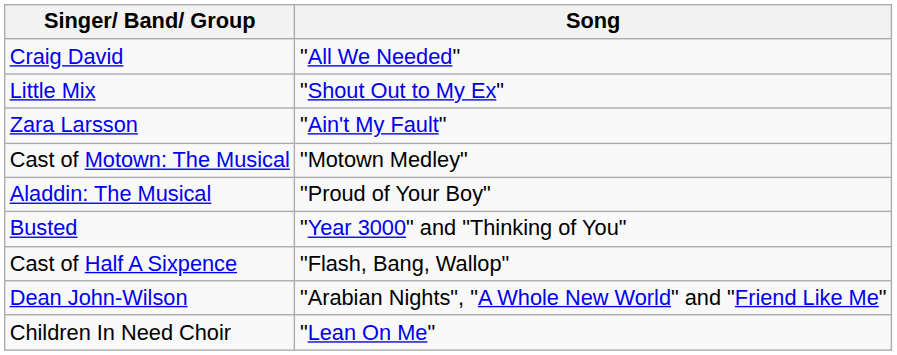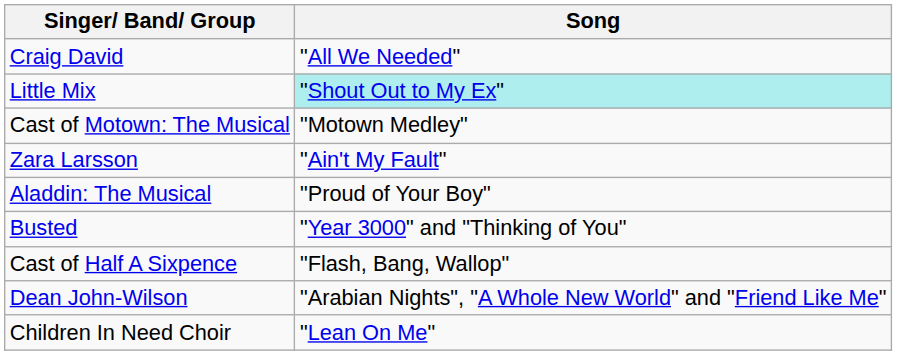(402, 90) no background -> (402, 90) paleturquoise background
rows swapped: (150, 159) <-> (74, 125)
